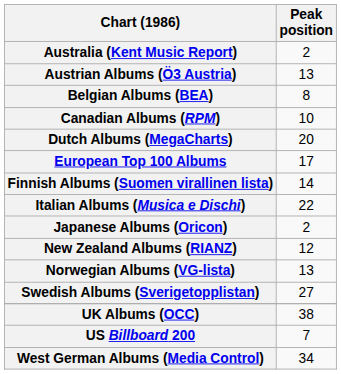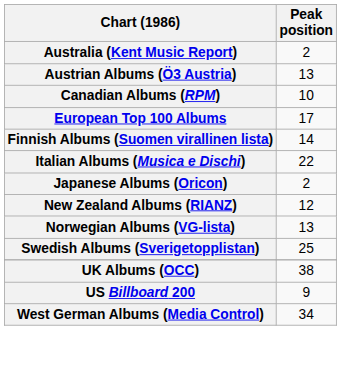- row: (140, 96)
- row: (140, 140)
(306, 292) 27 -> (306, 249) 25
(306, 336) 7 -> (306, 292) 9
